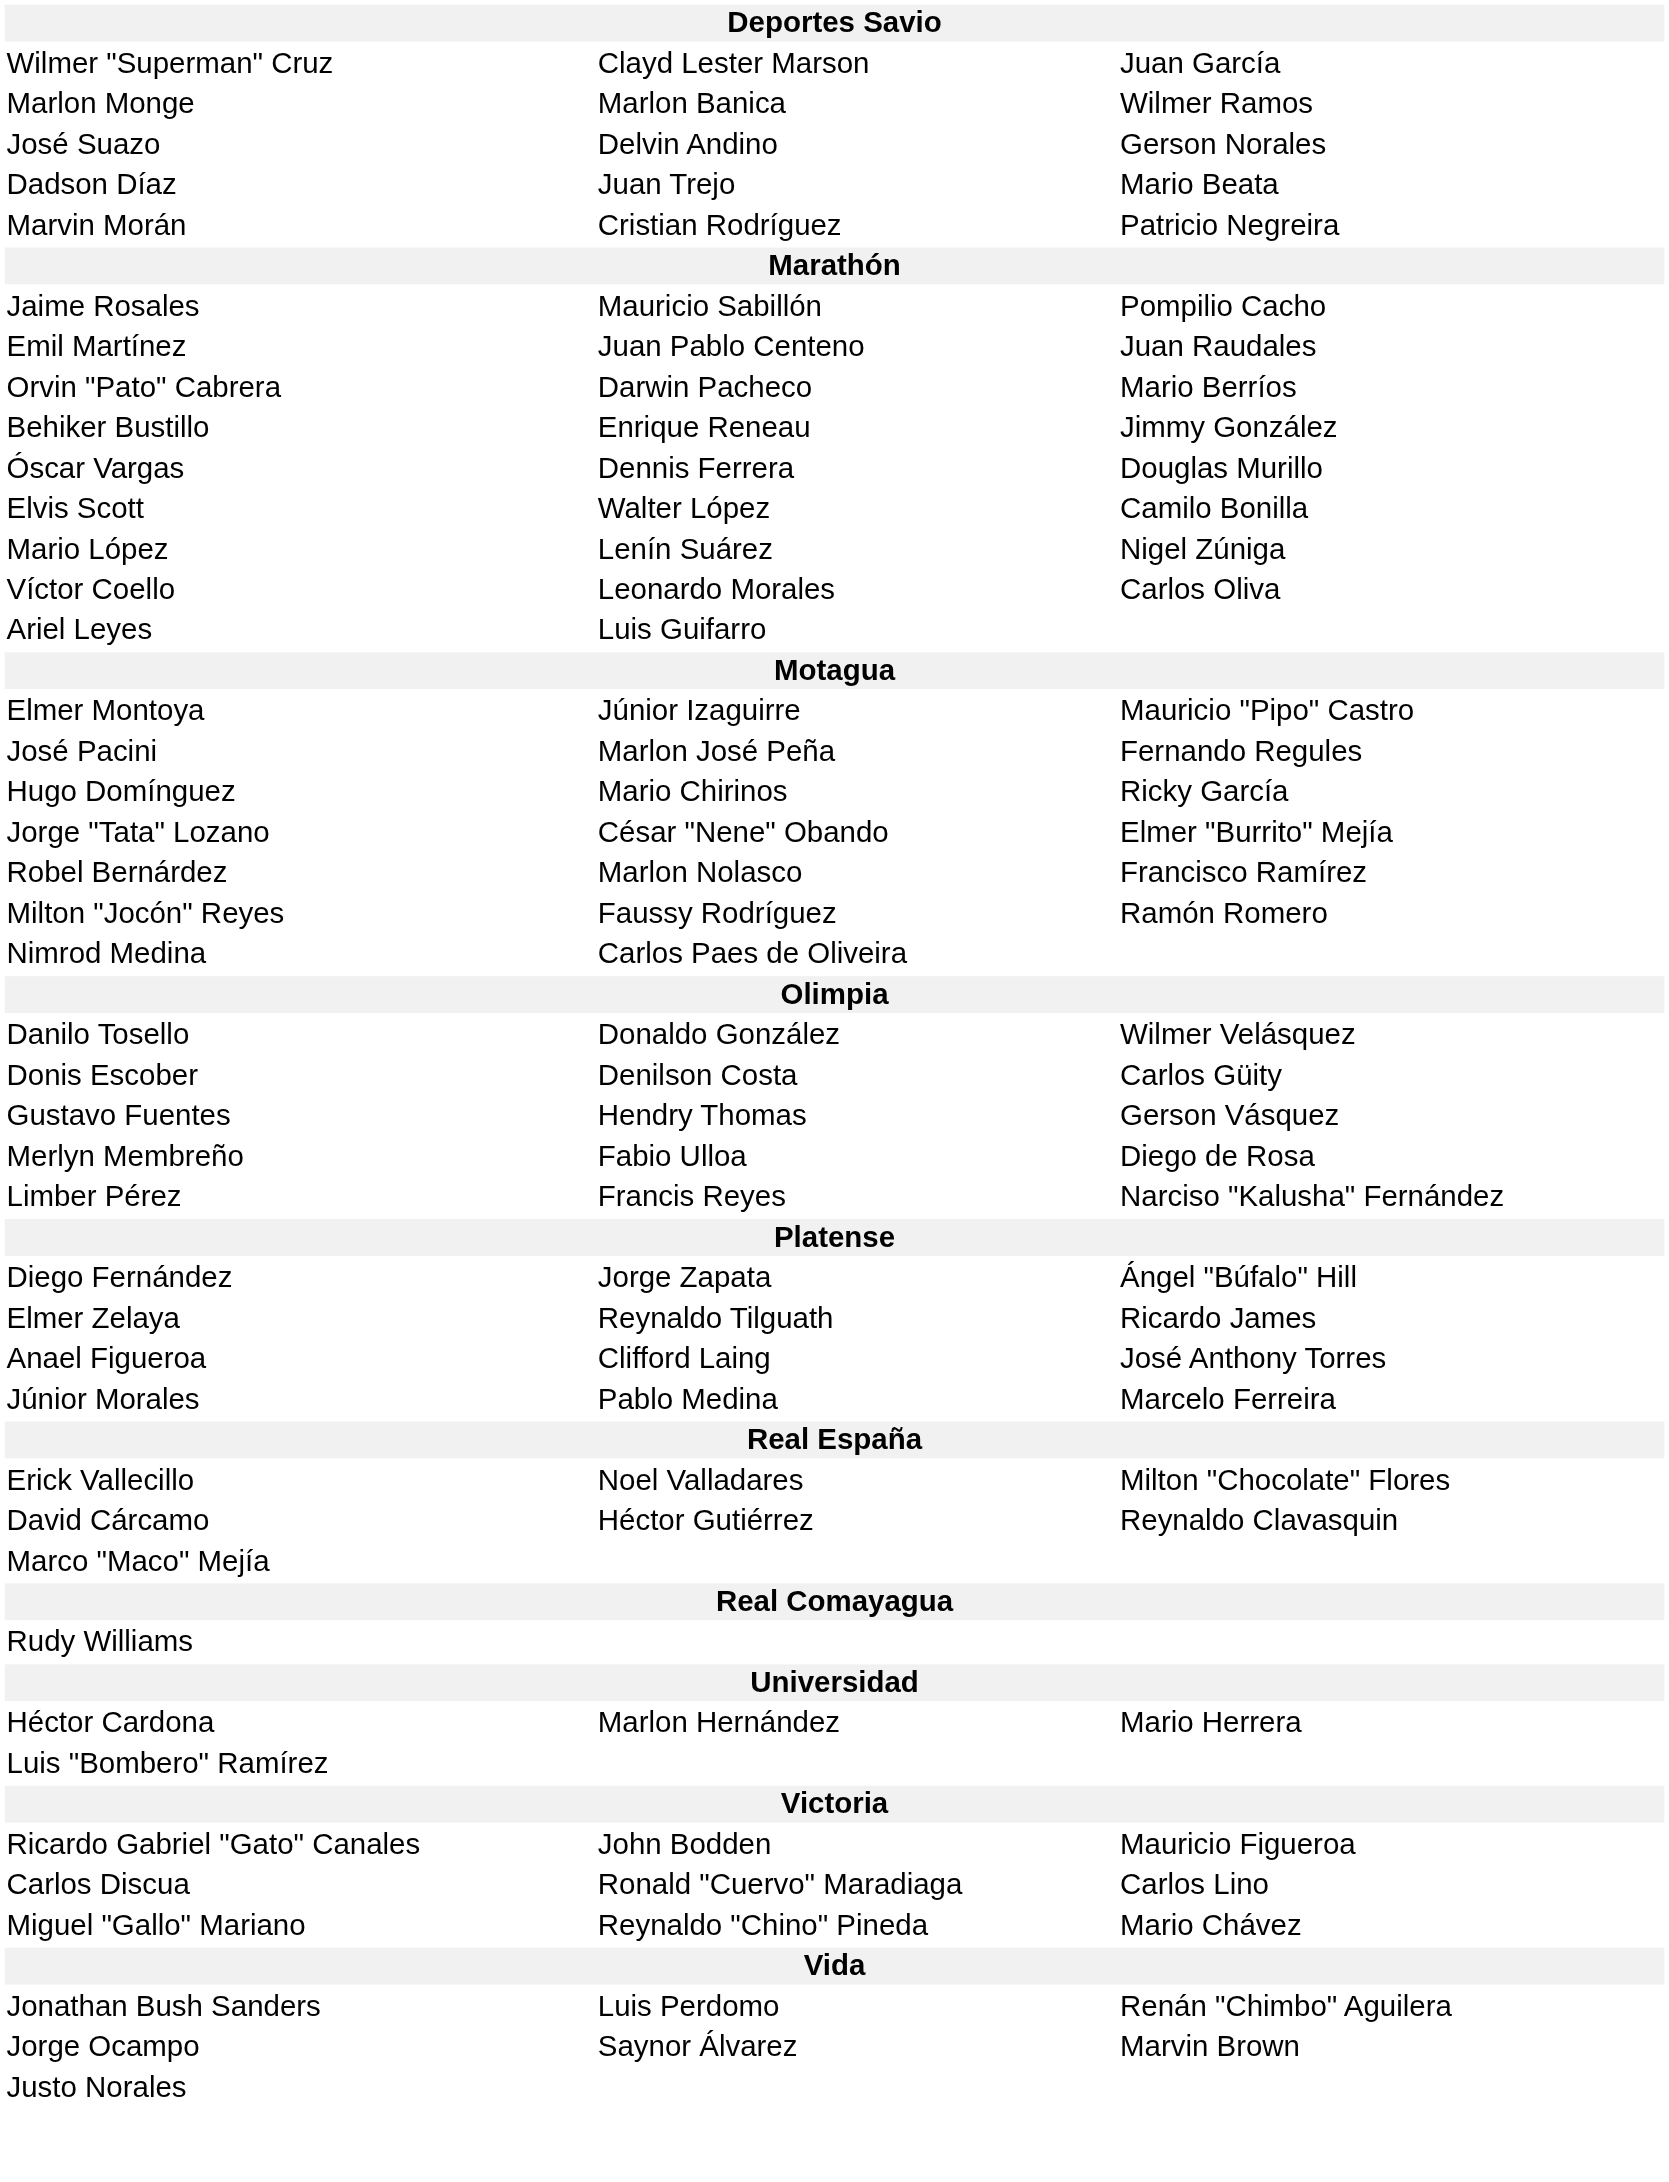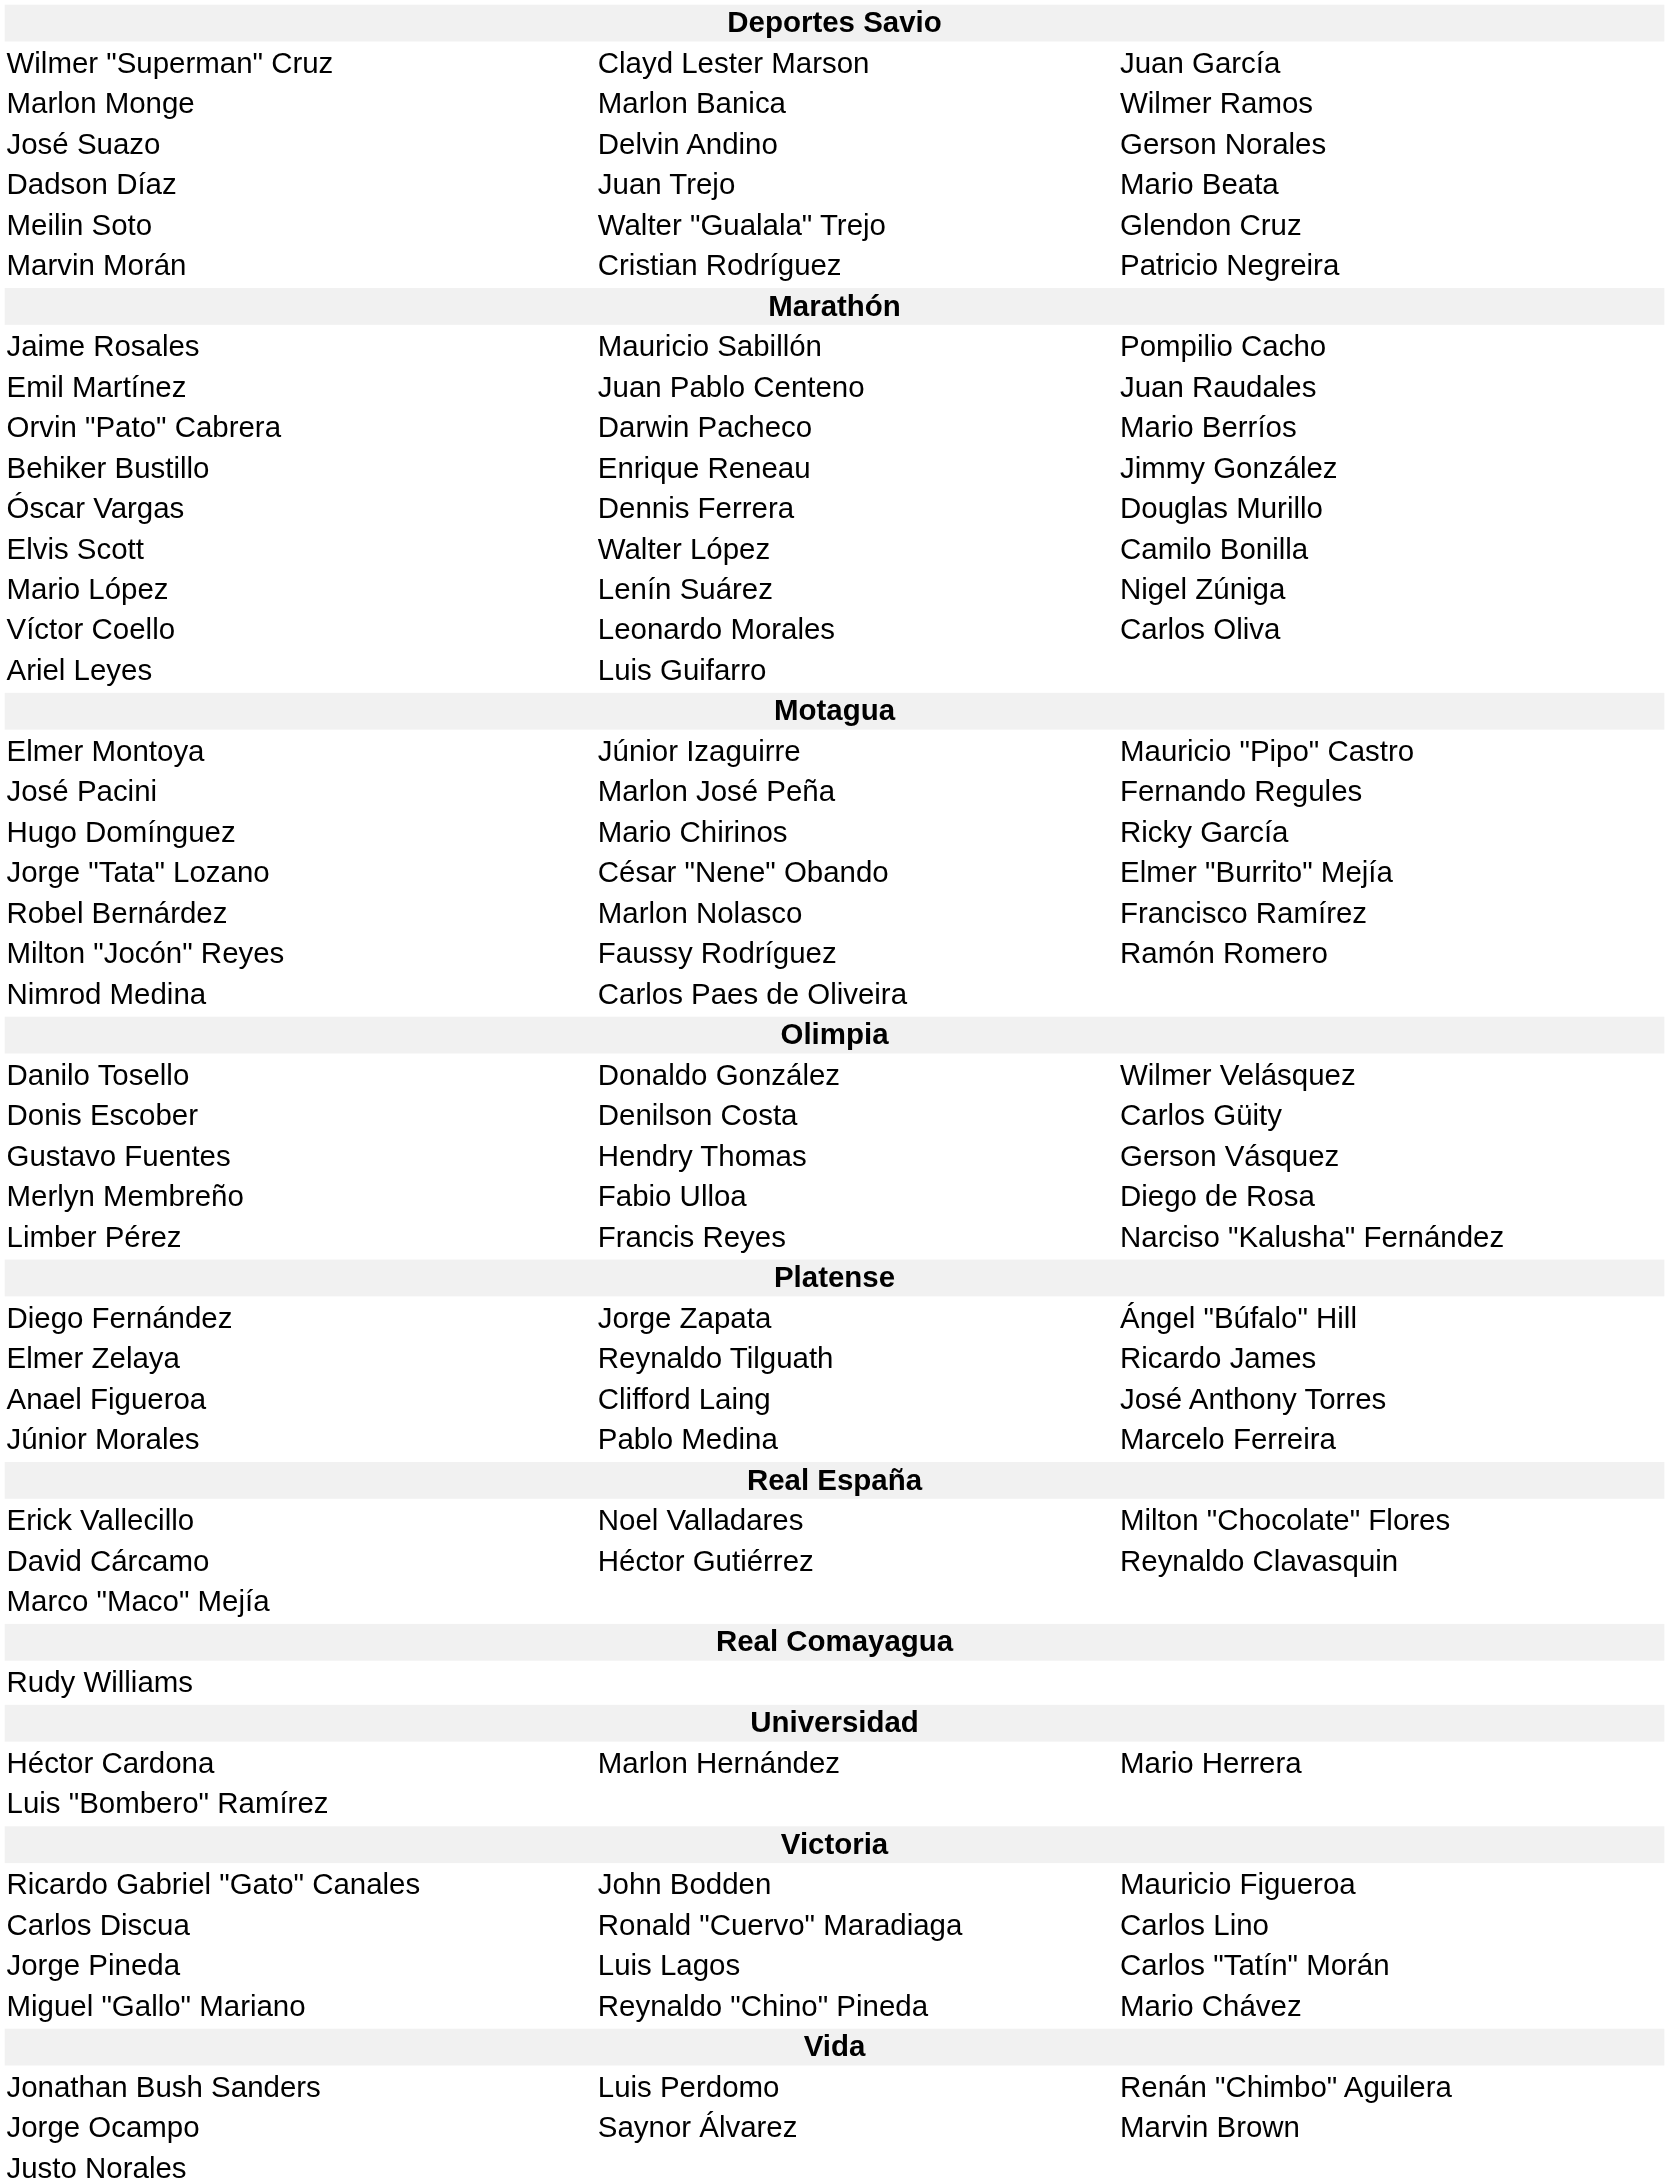+ row: (79, 225)
+ row: (93, 1965)
